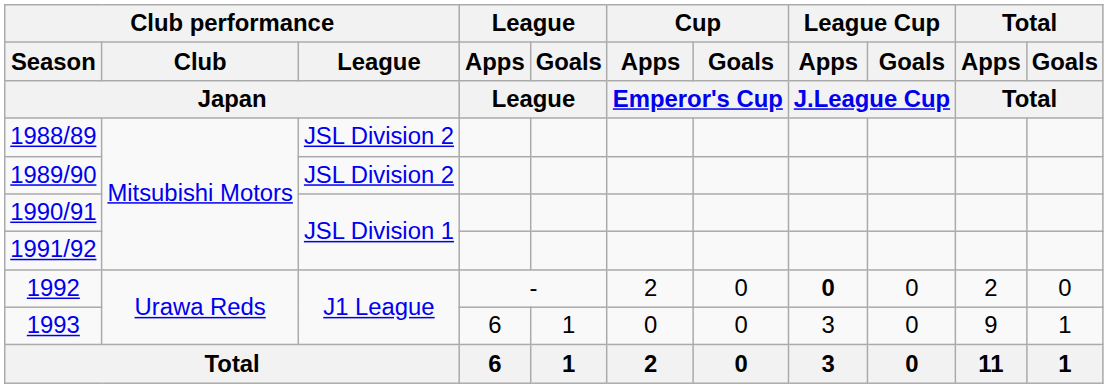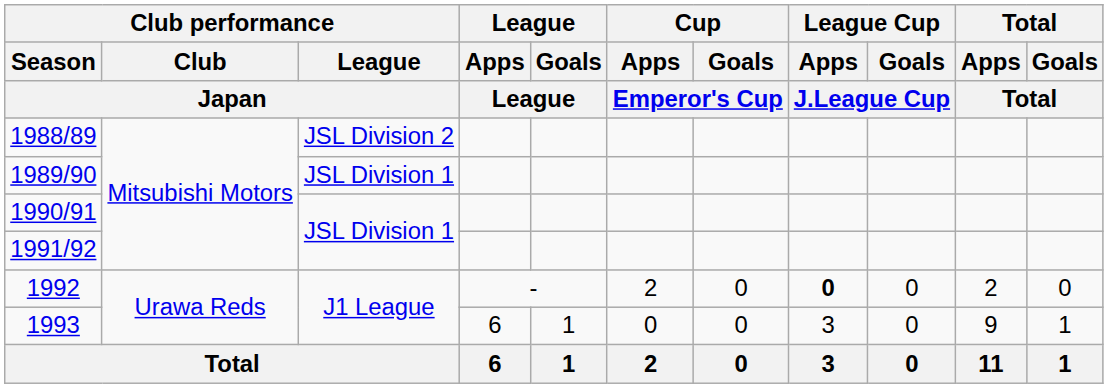(379, 174) JSL Division 2 -> (379, 174) JSL Division 1
